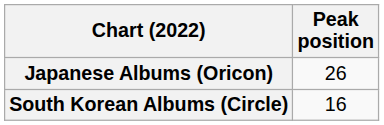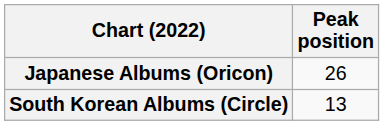(336, 104) 16 -> (336, 104) 13
